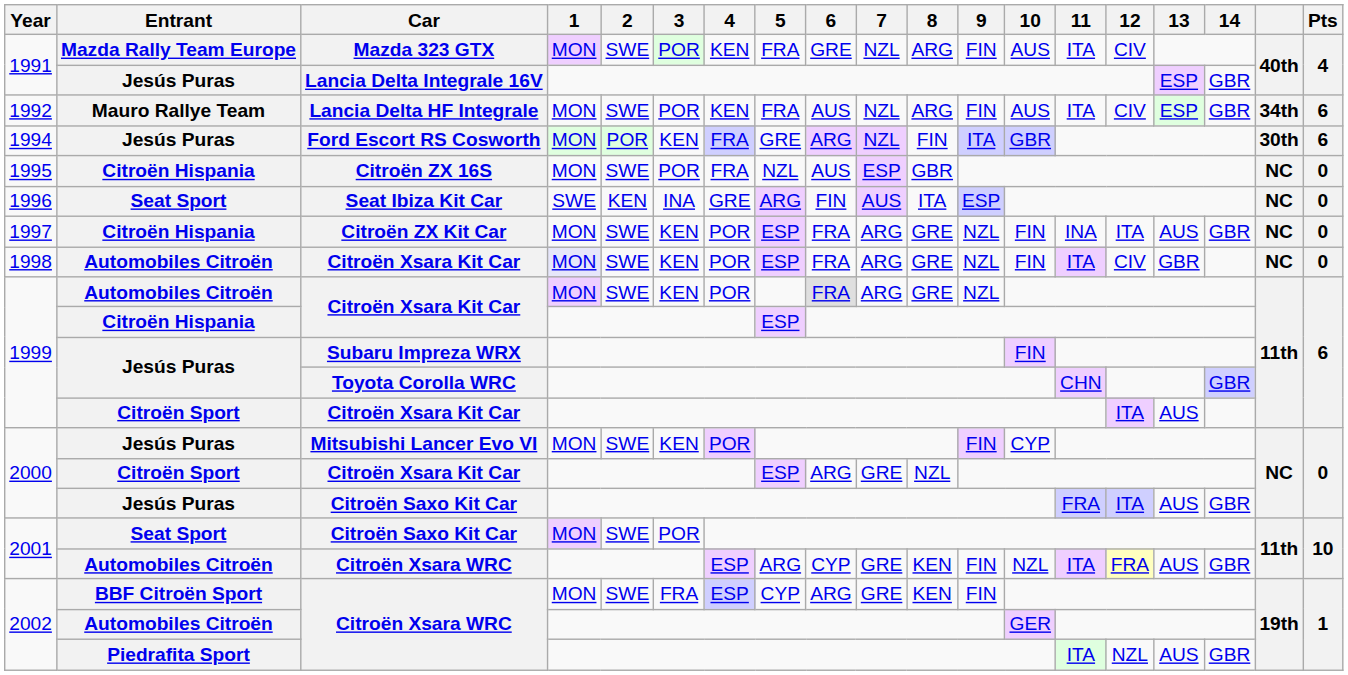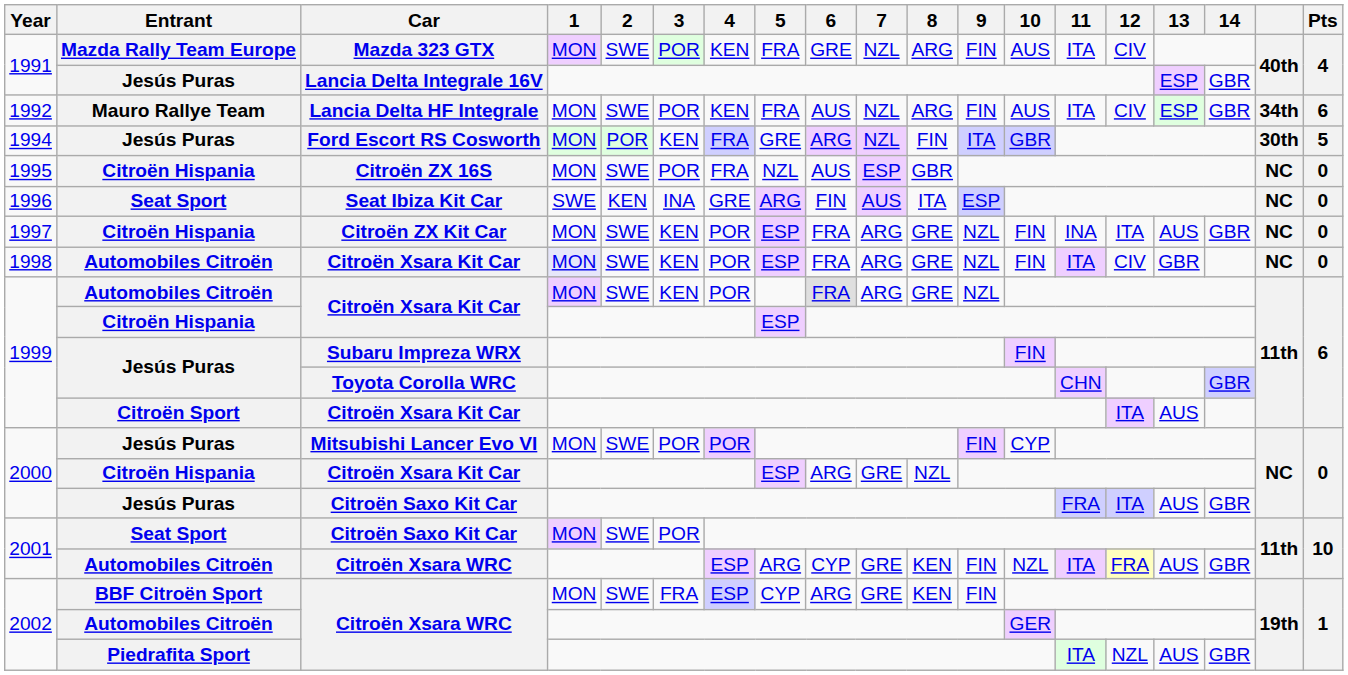(1323, 140) 6 -> (1323, 140) 5
(679, 443) KEN -> (679, 443) POR
(178, 473) Citroën Sport -> (178, 473) Citroën Hispania
